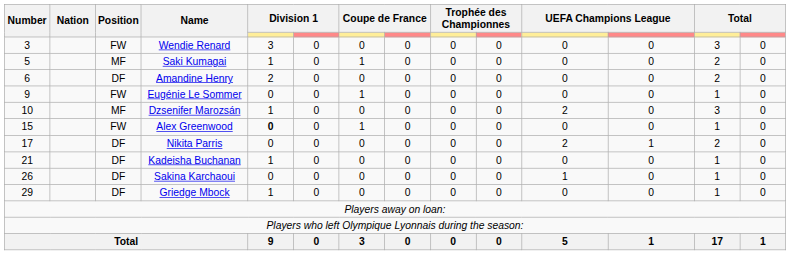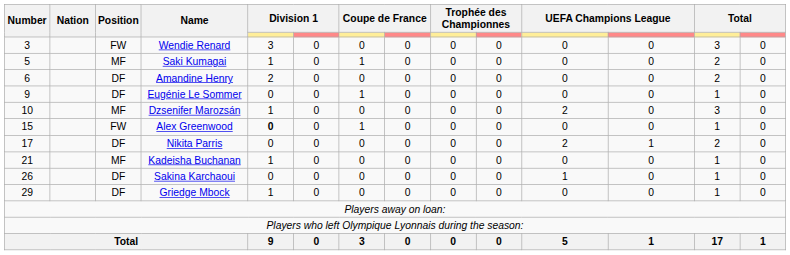(118, 95) FW -> (118, 95) DF
(118, 160) DF -> (118, 160) MF
